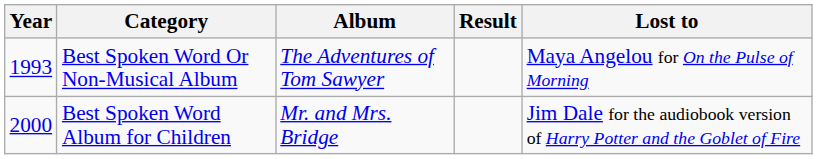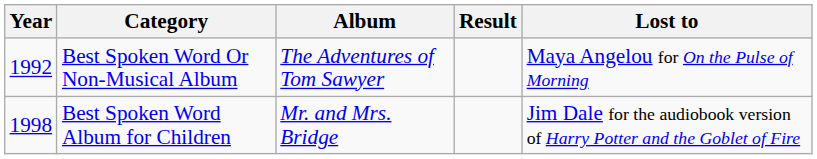(31, 67) 1993 -> (31, 67) 1992
(31, 124) 2000 -> (31, 124) 1998
